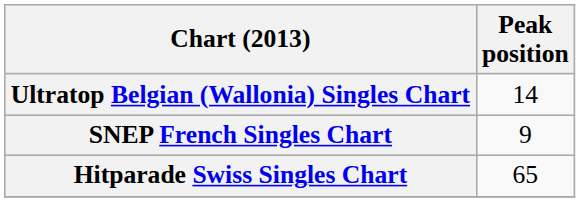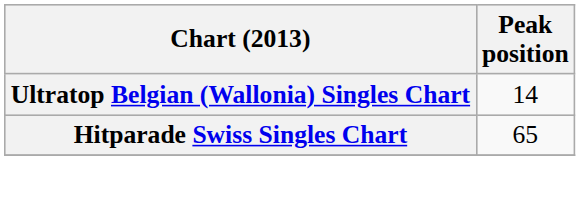- row: (240, 134)
